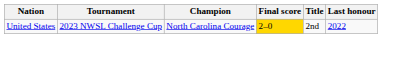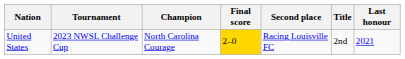+ column: (296, 17)
(337, 26) 2022 -> (365, 42) 2021
